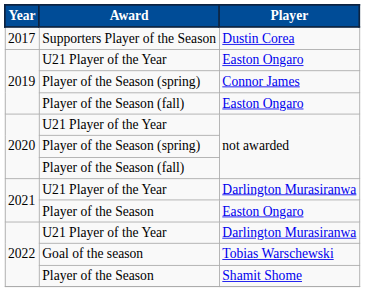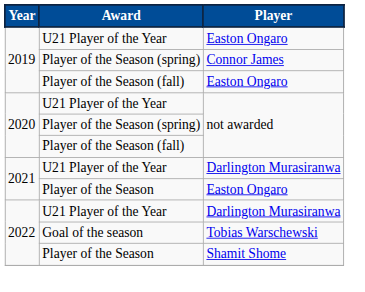- row: (129, 38)
